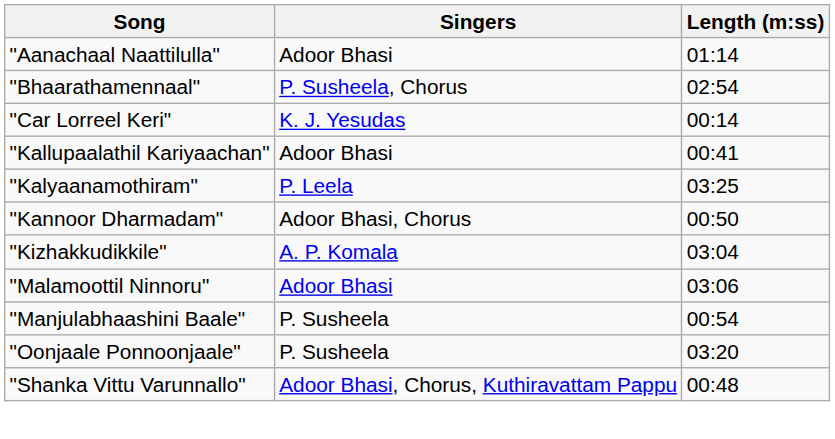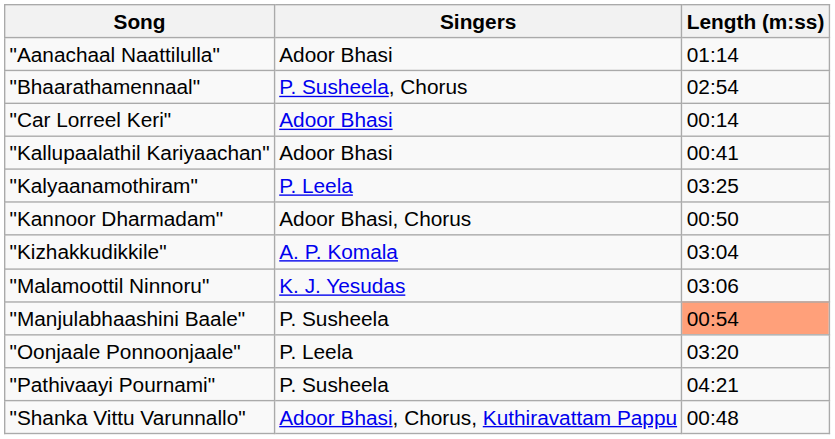(342, 120) K. J. Yesudas -> (336, 120) Adoor Bhasi
(336, 285) Adoor Bhasi -> (342, 285) K. J. Yesudas
(713, 318) no background -> (713, 318) lightsalmon background
(334, 351) P. Susheela -> (316, 351) P. Leela
+ row: (112, 384)
